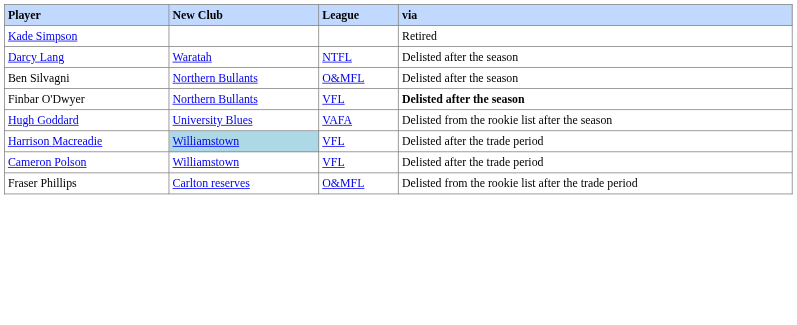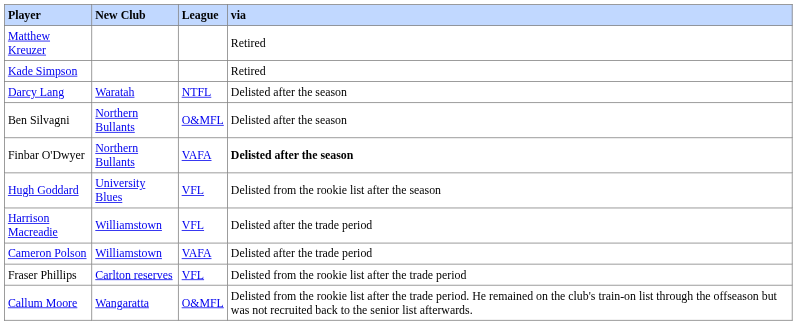+ row: (29, 43)
(333, 99) VFL -> (197, 155) VAFA
(337, 120) VAFA -> (193, 190) VFL
(206, 141) lightblue background -> (129, 225) no background
(333, 162) VFL -> (197, 253) VAFA
(343, 183) O&MFL -> (193, 274) VFL
+ row: (43, 302)
